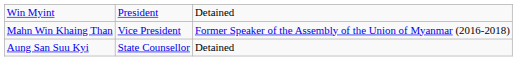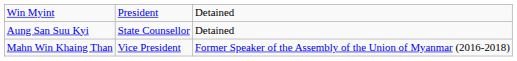rows swapped: (48, 47) <-> (60, 30)
